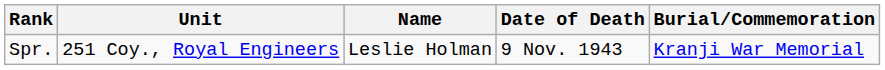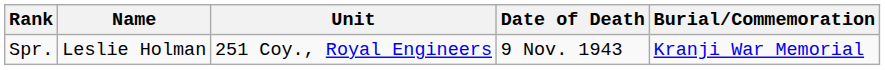columns swapped: (420, 20) <-> (201, 20)
